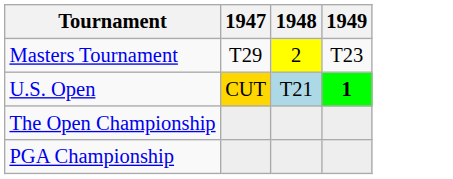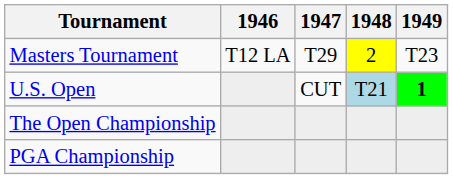+ column: (258, 21)
(246, 89) gold background -> (321, 89) no background
